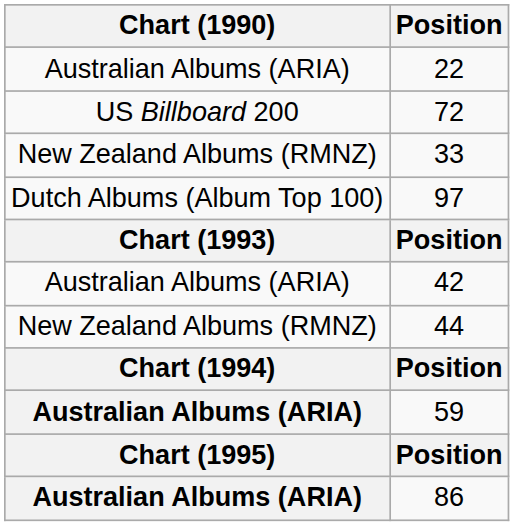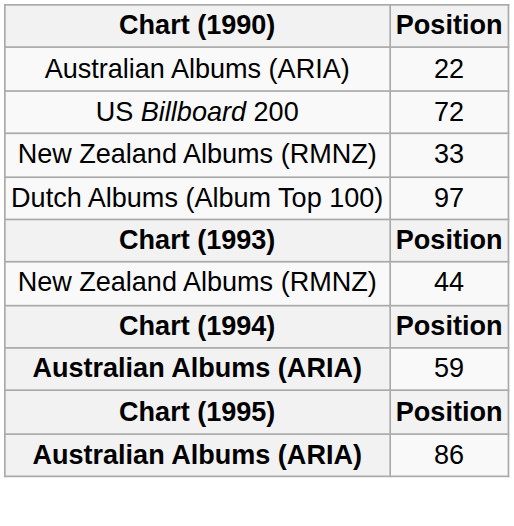- row: (449, 283)
